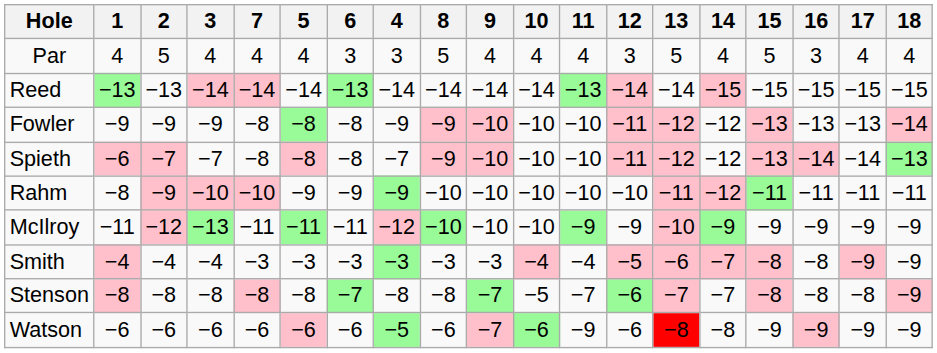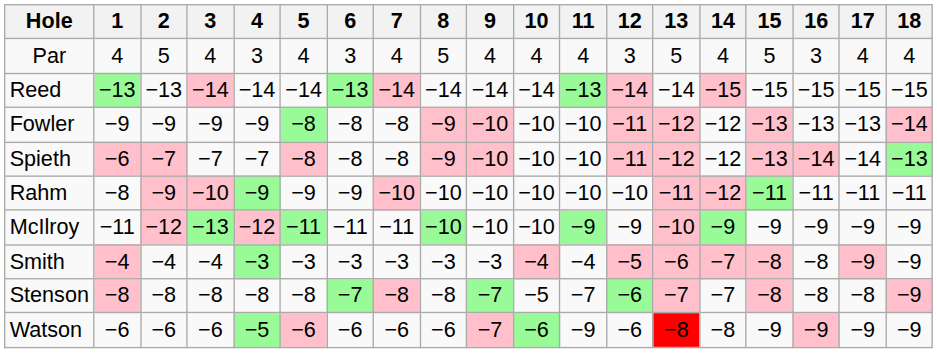columns swapped: (397, 21) <-> (257, 21)
